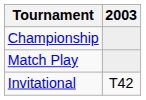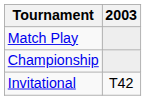rows swapped: (43, 60) <-> (53, 38)
